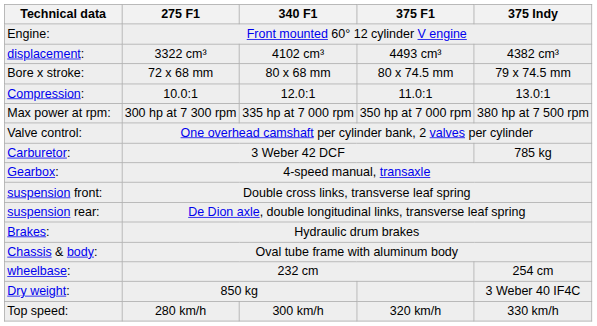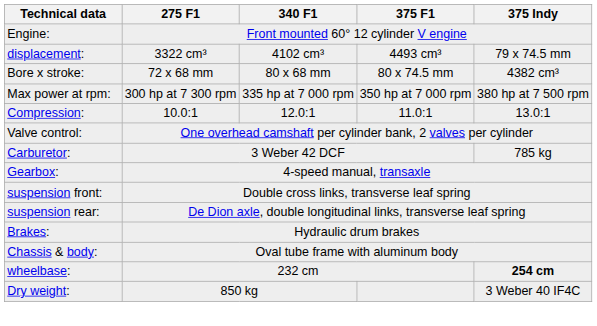(533, 53) 4382 cm³ -> (533, 53) 79 x 74.5 mm
(533, 73) 79 x 74.5 mm -> (533, 73) 4382 cm³
rows swapped: (47, 93) <-> (61, 113)
(533, 271) normal -> (533, 271) bold
- row: (40, 311)
